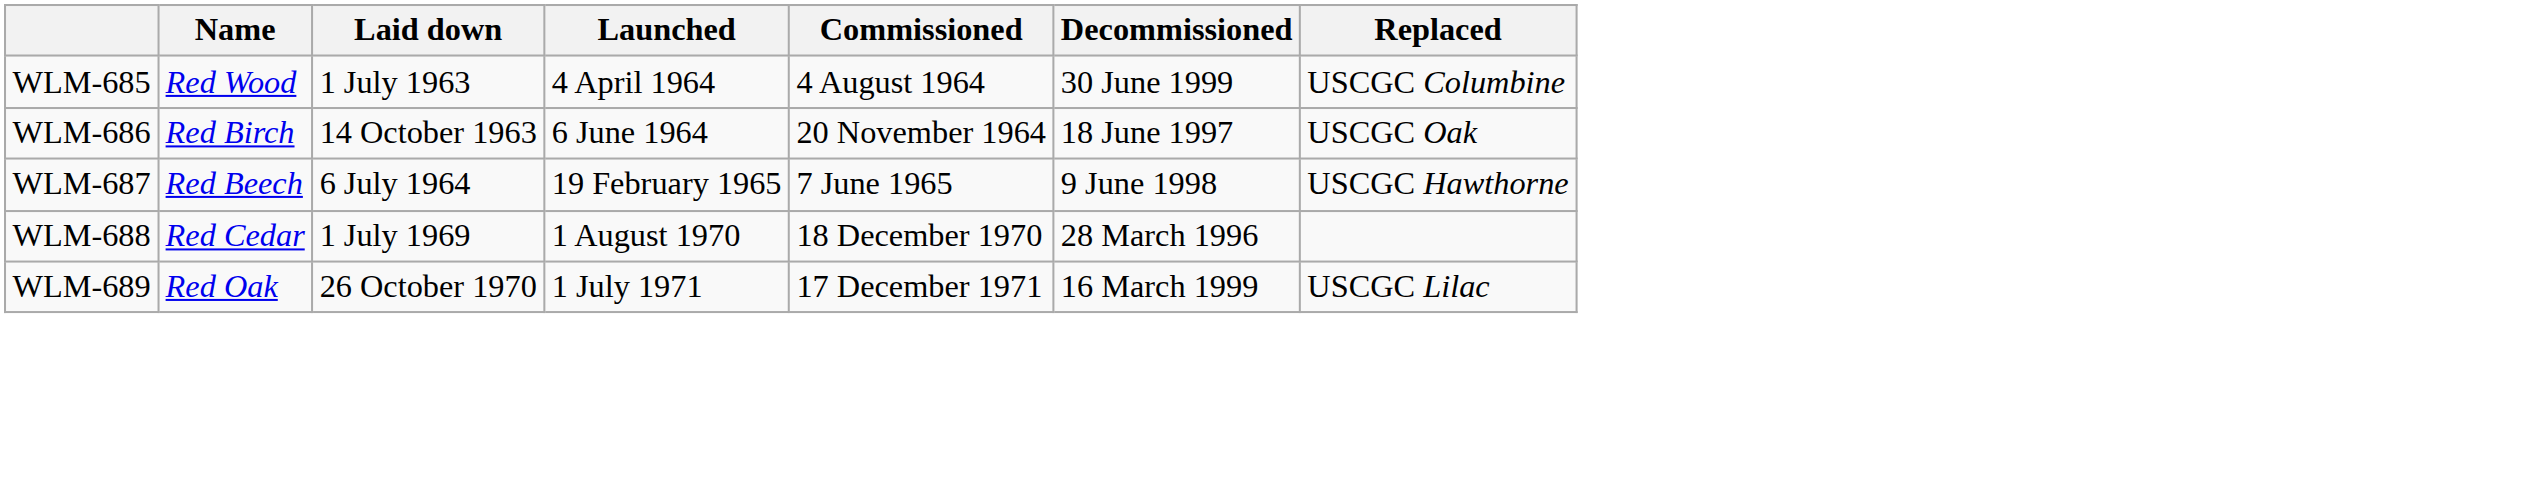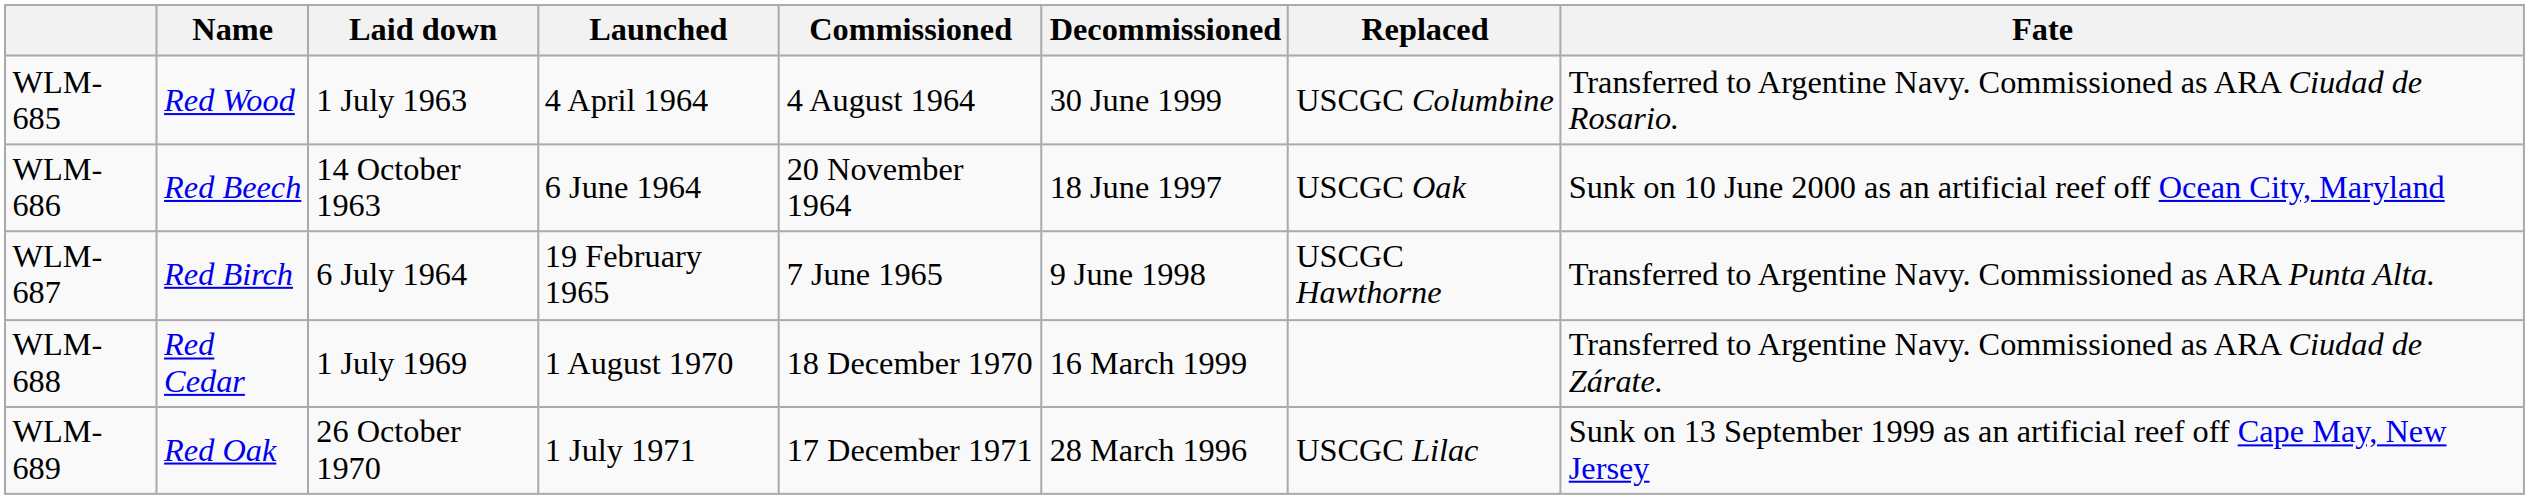+ column: (2043, 30)
(230, 132) Red Birch -> (233, 187) Red Beech
(234, 183) Red Beech -> (229, 274) Red Birch
(1160, 235) 28 March 1996 -> (1148, 362) 16 March 1999
(1160, 286) 16 March 1999 -> (1148, 450) 28 March 1996
